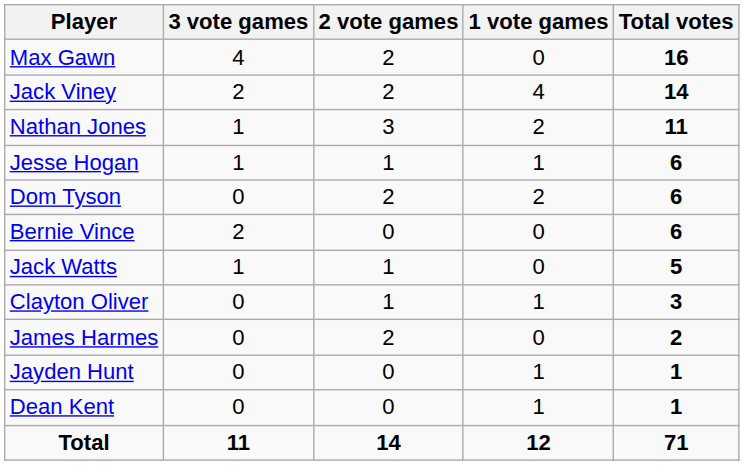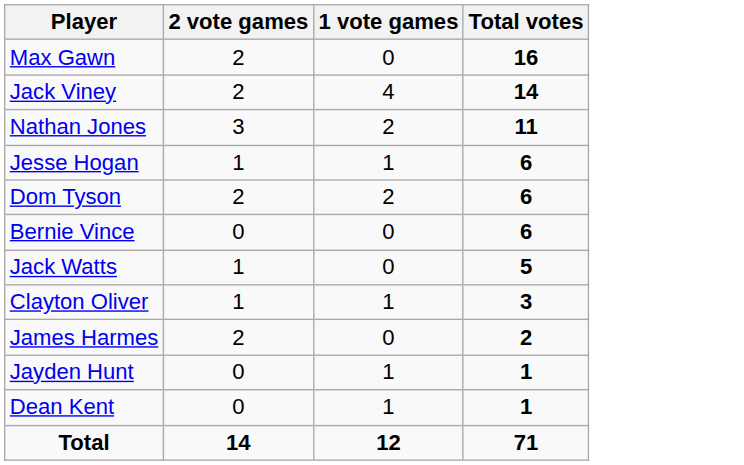- column: (238, 22)
